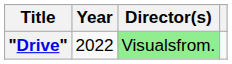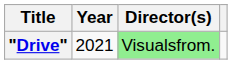(94, 45) 2022 -> (94, 45) 2021
